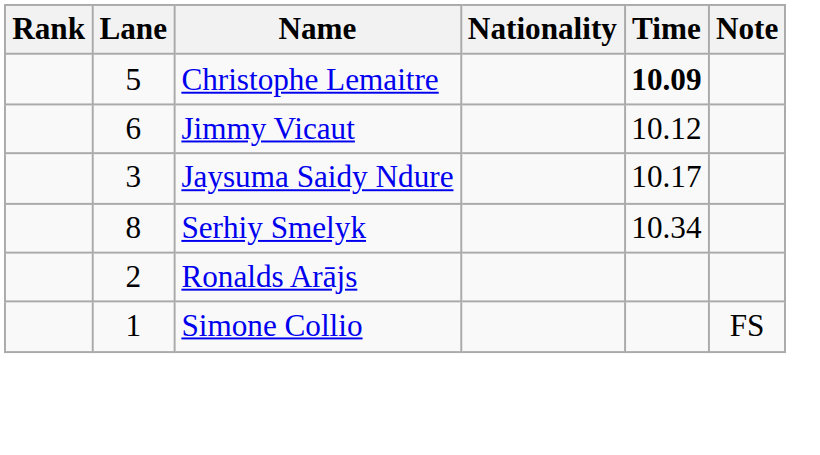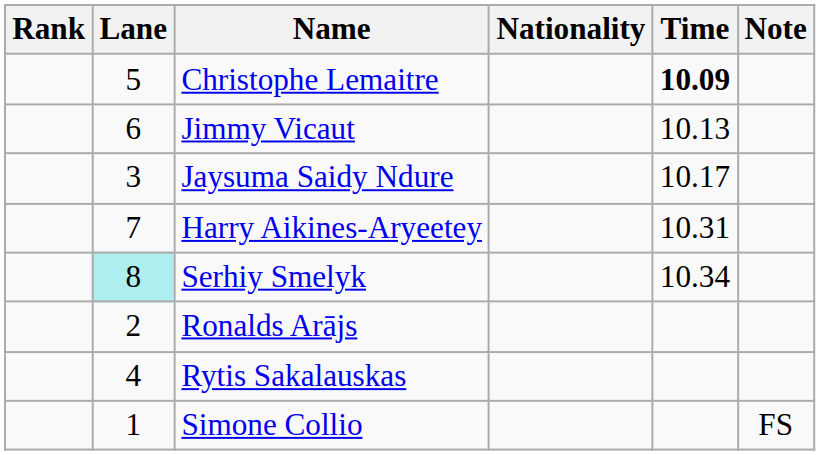(666, 128) 10.12 -> (695, 128) 10.13
+ row: (332, 227)
(133, 227) no background -> (133, 276) paleturquoise background
+ row: (294, 375)
